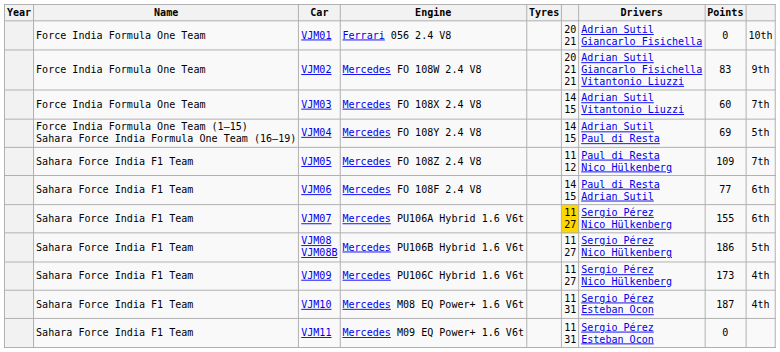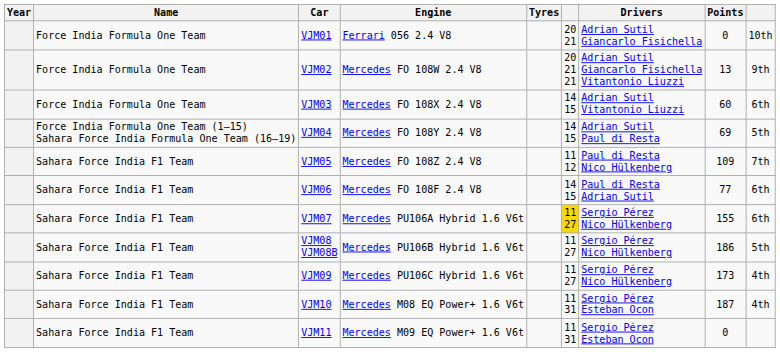(725, 70) 83 -> (725, 70) 13
(761, 105) 7th -> (761, 105) 6th
